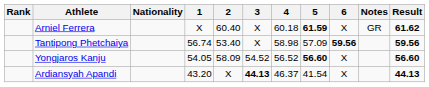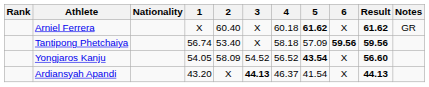columns swapped: (407, 12) <-> (374, 12)
(315, 27) 61.59 -> (315, 27) 61.62
(286, 43) 58.98 -> (286, 43) 58.18
(315, 58) 56.60 -> (315, 58) 43.54
